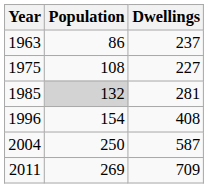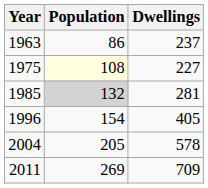(112, 68) no background -> (112, 68) lightyellow background
(188, 119) 408 -> (188, 119) 405
(112, 144) 250 -> (112, 144) 205
(188, 144) 587 -> (188, 144) 578
